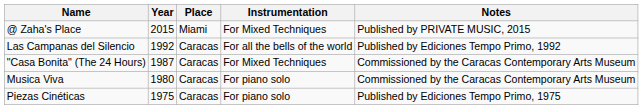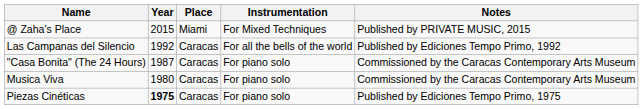(275, 63) For Mixed Techniques -> (257, 63) For piano solo
(162, 96) normal -> (162, 96) bold
